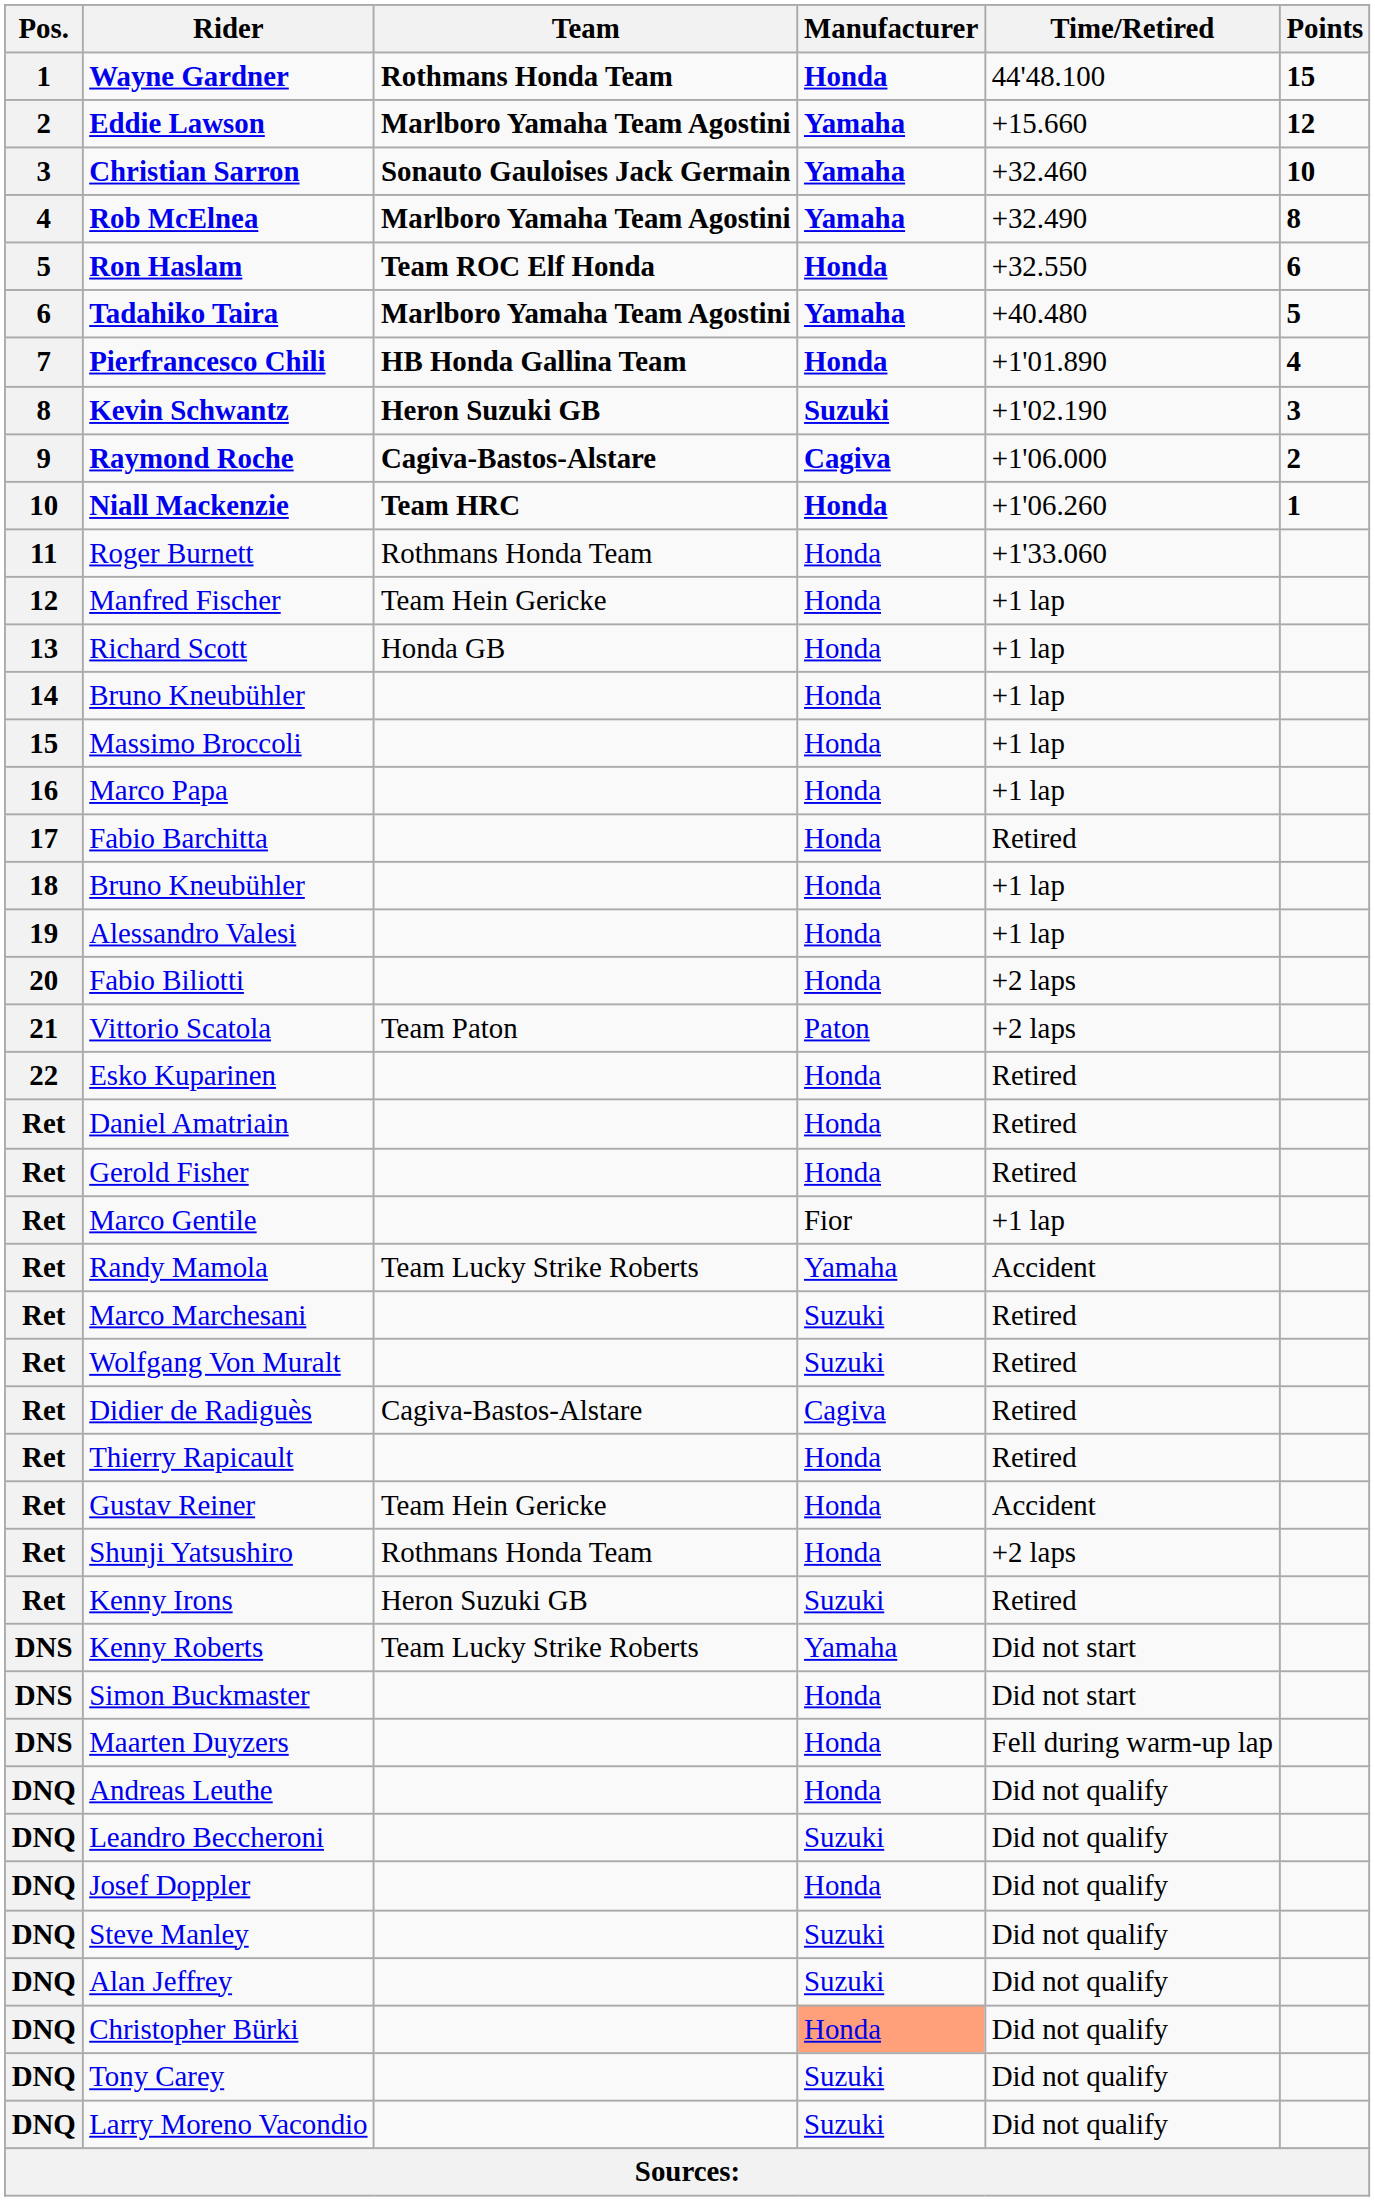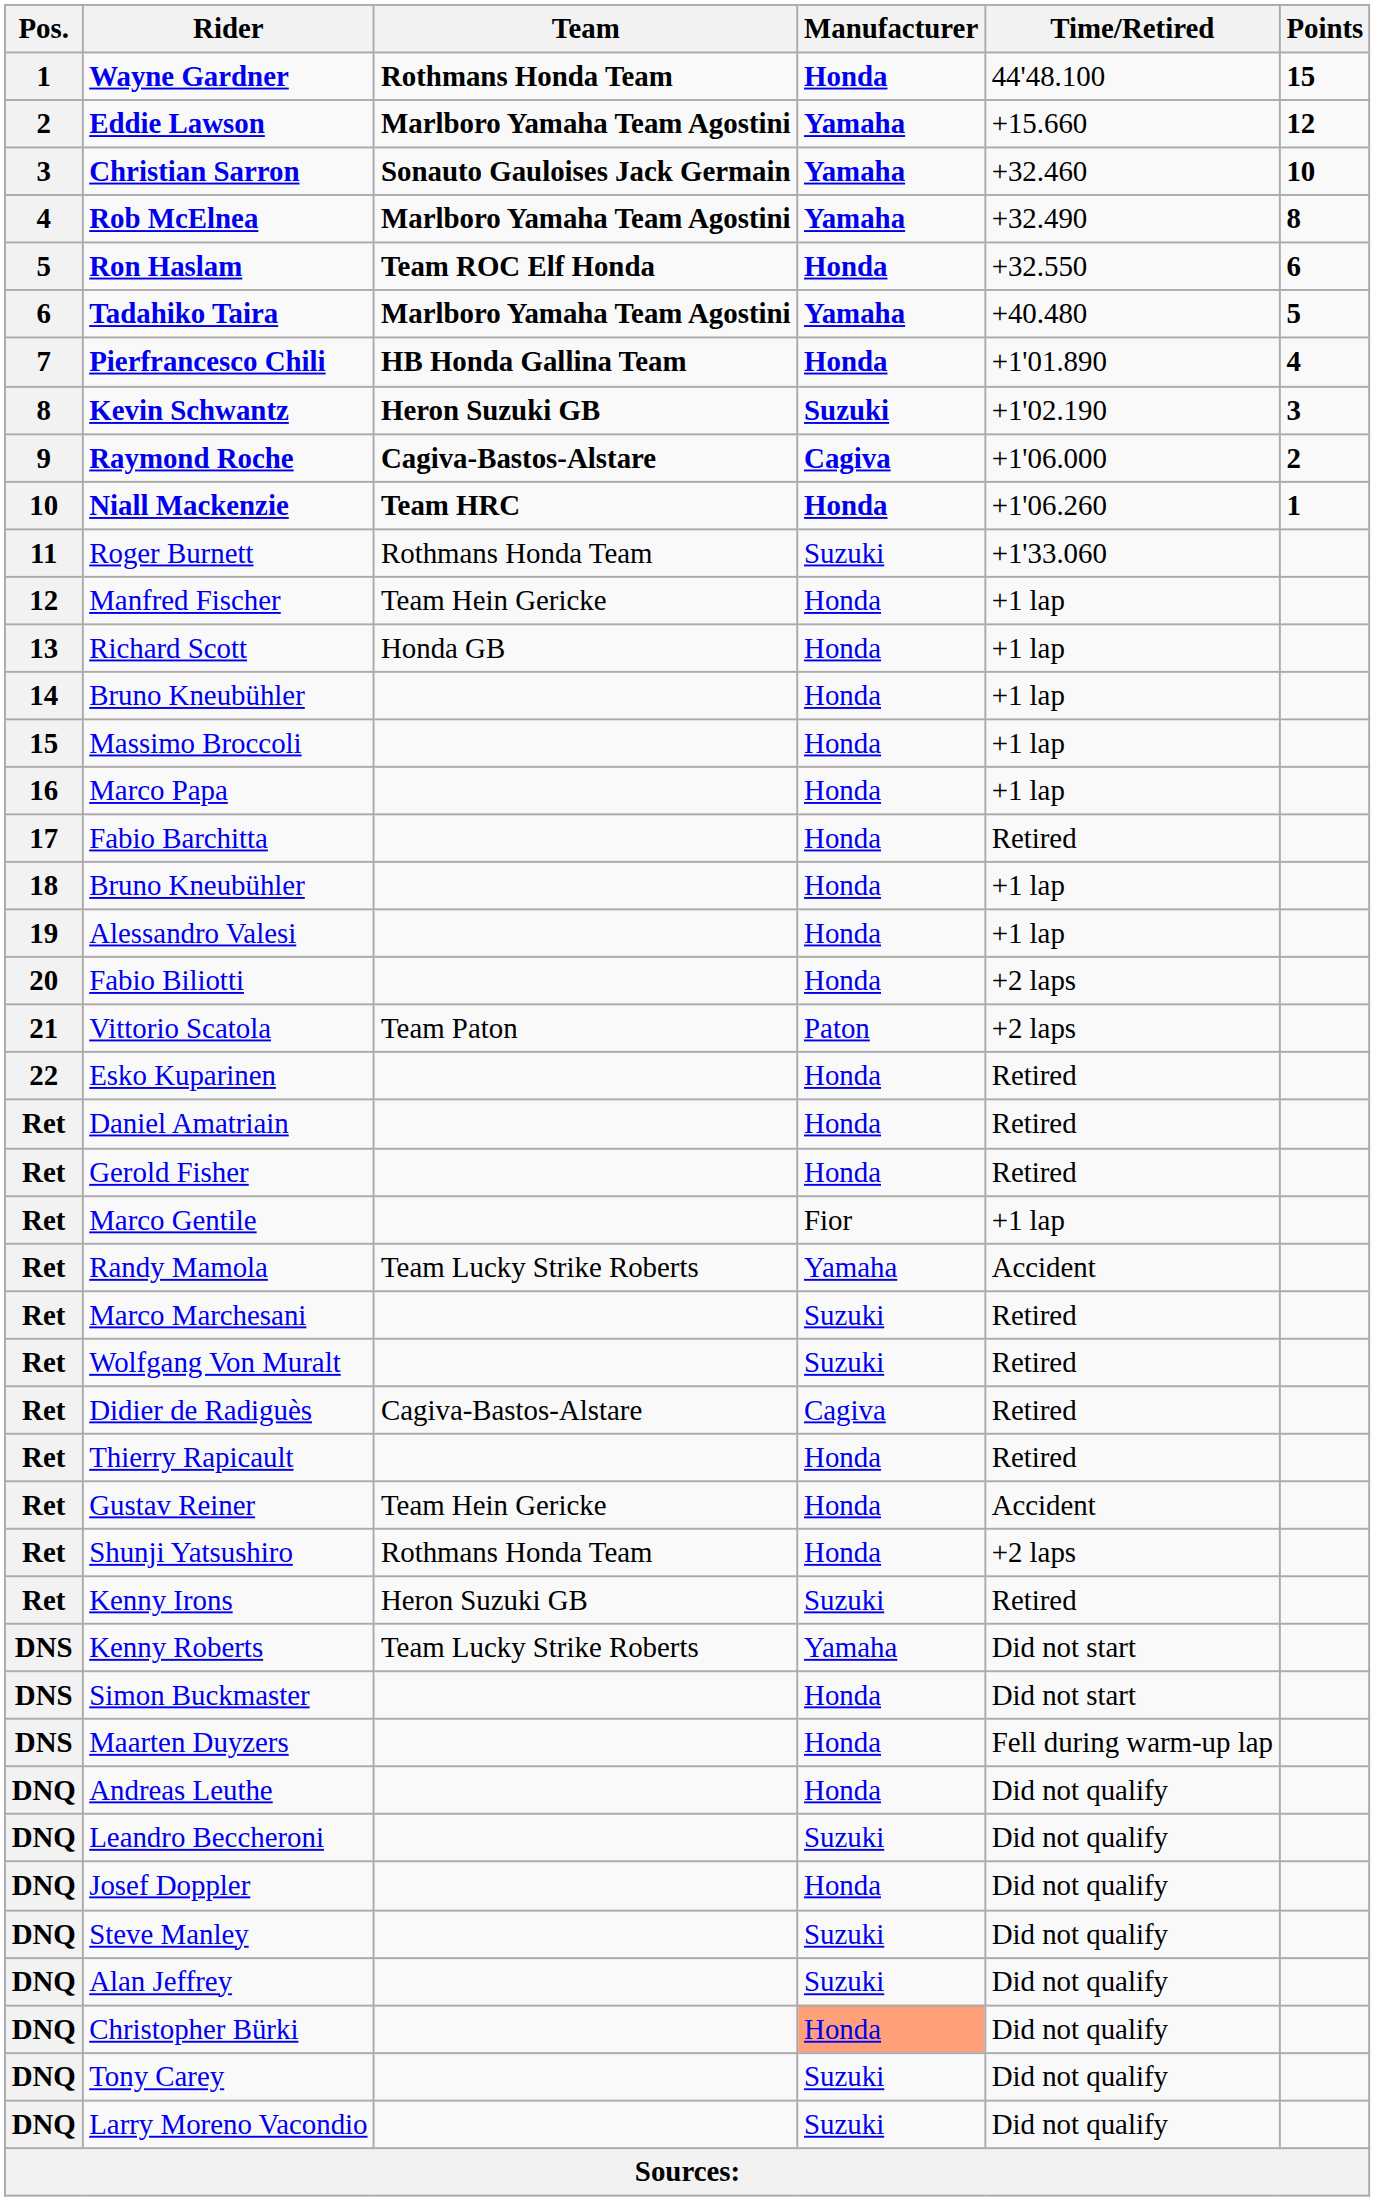(843, 552) Honda -> (844, 552) Suzuki
